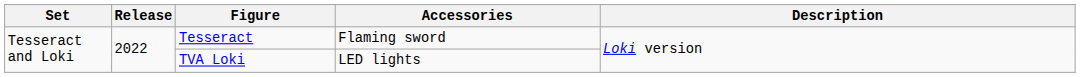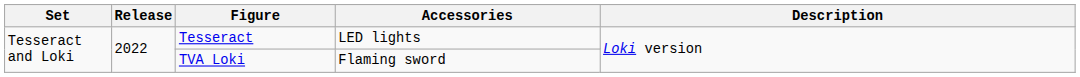(392, 38) Flaming sword -> (380, 38) LED lights
(380, 61) LED lights -> (392, 61) Flaming sword
